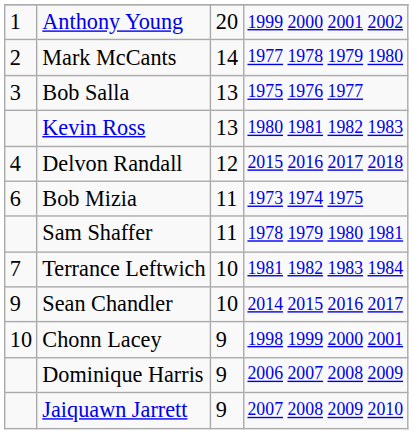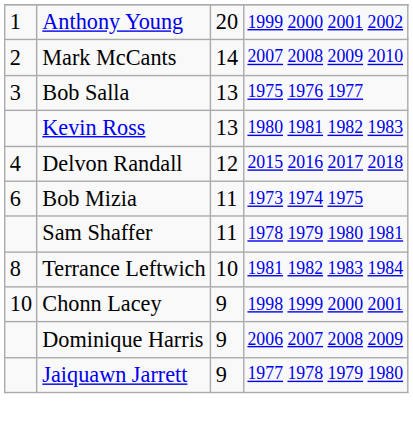(325, 57) 1977 1978 1979 1980 -> (325, 57) 2007 2008 2009 2010
(15, 269) 7 -> (15, 269) 8
- row: (107, 304)
(325, 410) 2007 2008 2009 2010 -> (325, 374) 1977 1978 1979 1980
